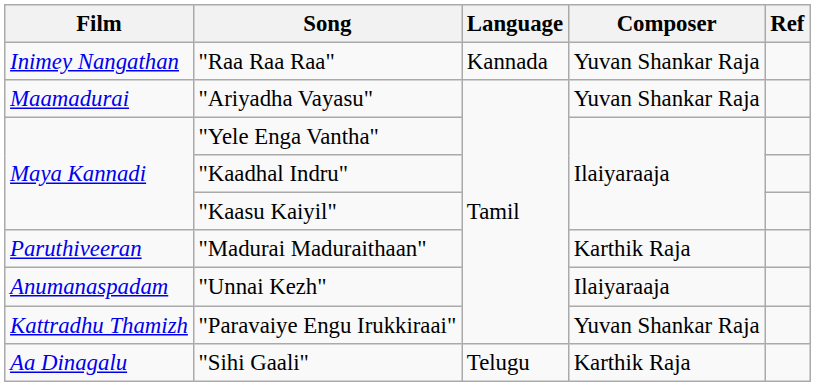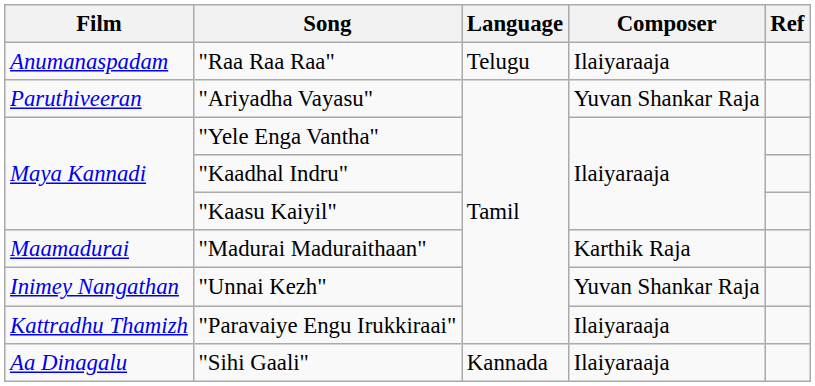(95, 61) Inimey Nangathan -> (89, 61) Anumanaspadam
(507, 61) Kannada -> (498, 61) Telugu
(667, 61) Yuvan Shankar Raja -> (622, 61) Ilaiyaraaja
(70, 98) Maamadurai -> (76, 98) Paruthiveeran
(76, 249) Paruthiveeran -> (70, 249) Maamadurai
(89, 286) Anumanaspadam -> (95, 286) Inimey Nangathan
(622, 286) Ilaiyaraaja -> (667, 286) Yuvan Shankar Raja
(667, 324) Yuvan Shankar Raja -> (622, 324) Ilaiyaraaja
(498, 361) Telugu -> (507, 361) Kannada
(632, 361) Karthik Raja -> (622, 361) Ilaiyaraaja
